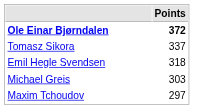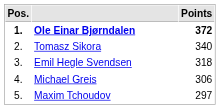+ column: (18, 13)
(177, 47) 337 -> (204, 47) 340
(177, 79) 303 -> (204, 79) 306
